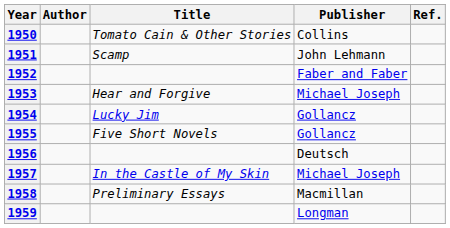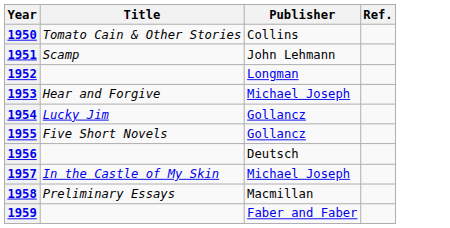- column: (65, 14)
(352, 74) Faber and Faber -> (273, 74) Longman
(323, 214) Longman -> (302, 214) Faber and Faber
